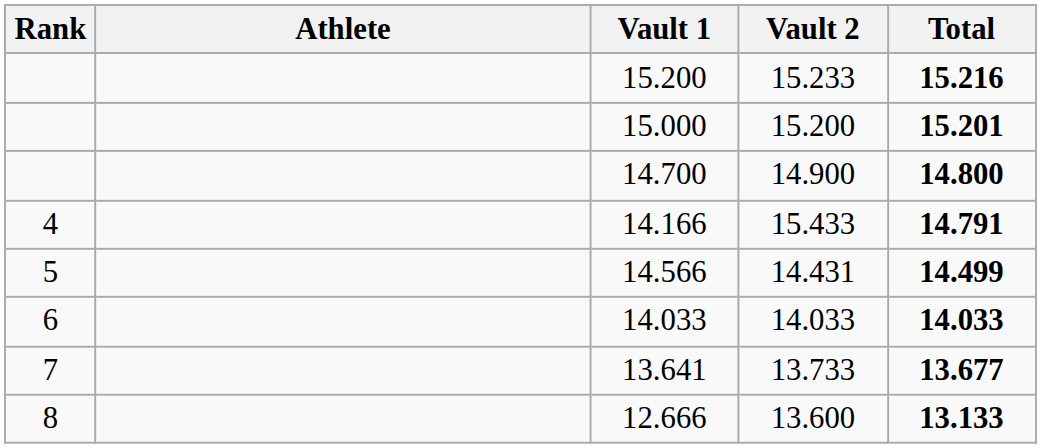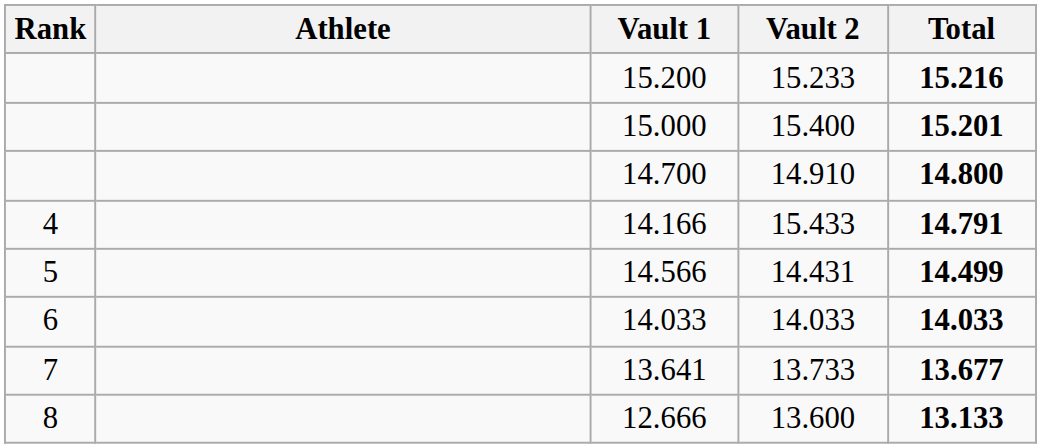(813, 126) 15.200 -> (813, 126) 15.400
(813, 175) 14.900 -> (813, 175) 14.910
